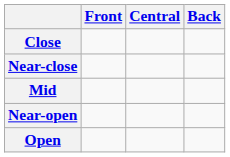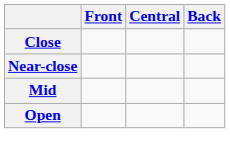- row: (43, 115)
